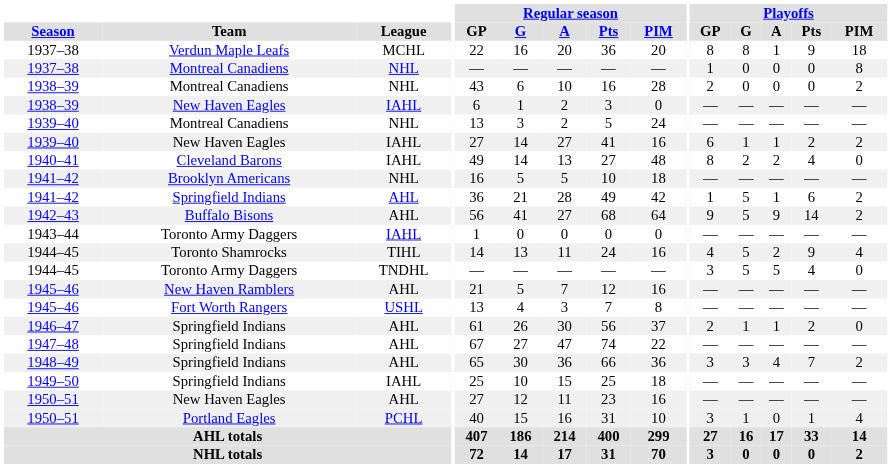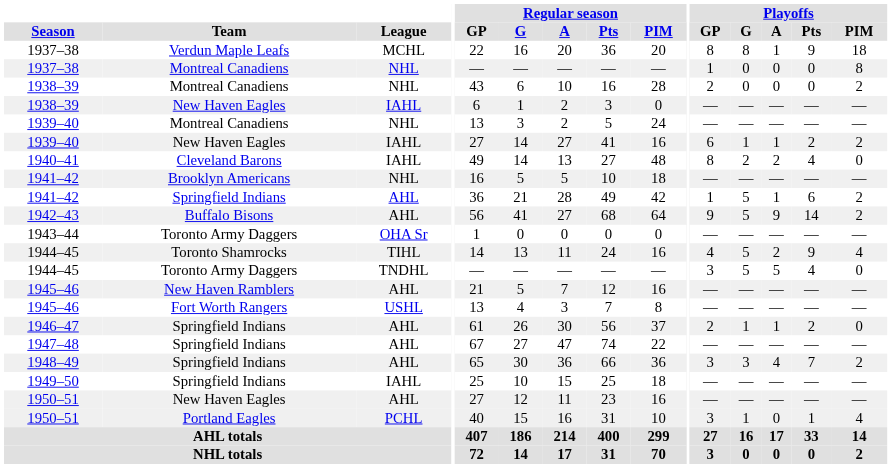(404, 234) IAHL -> (404, 234) OHA Sr
